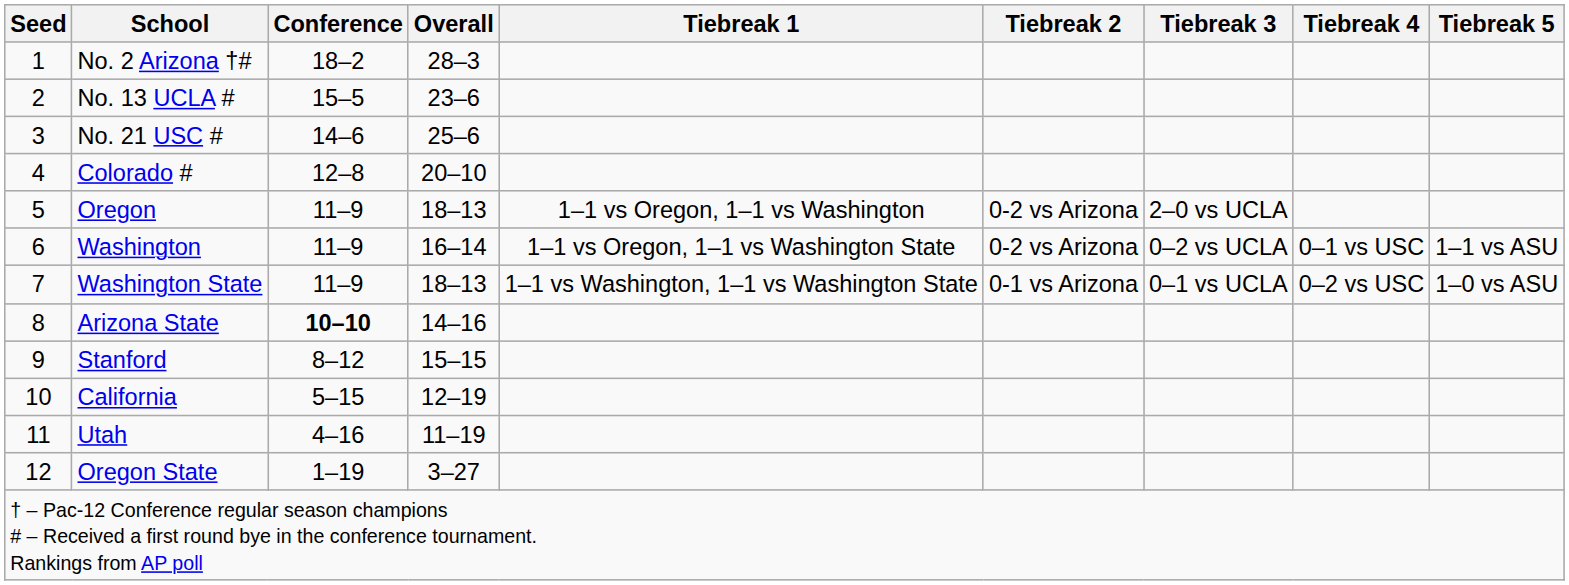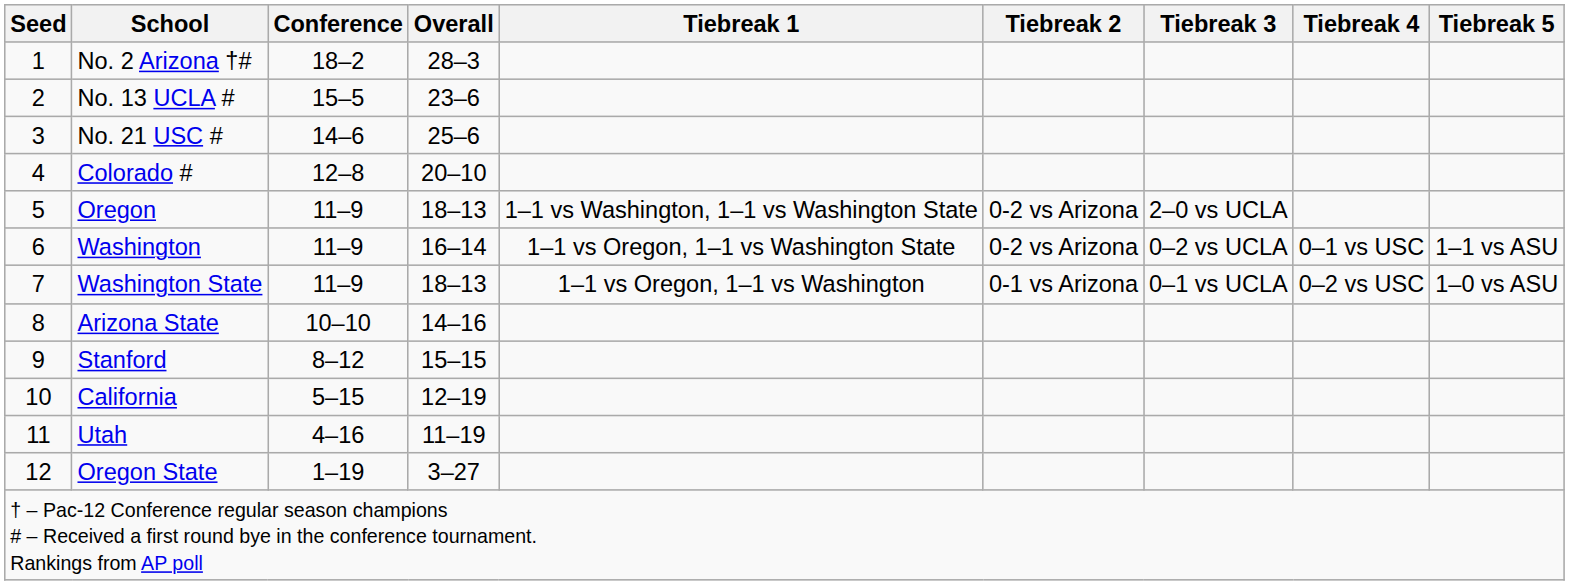(741, 210) 1–1 vs Oregon, 1–1 vs Washington -> (741, 210) 1–1 vs Washington, 1–1 vs Washington State
(741, 285) 1–1 vs Washington, 1–1 vs Washington State -> (741, 285) 1–1 vs Oregon, 1–1 vs Washington
(338, 322) bold -> (338, 322) normal
